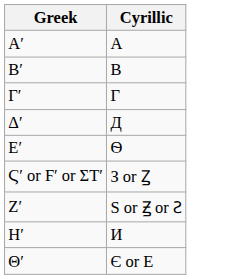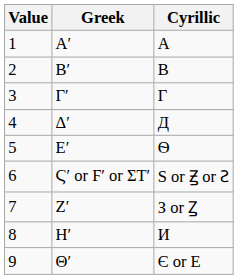+ column: (28, 17)
(130, 177) З or Ꙁ -> (194, 177) Ѕ or Ꙃ or Ꙅ
(146, 207) Ѕ or Ꙃ or Ꙅ -> (178, 207) З or Ꙁ
